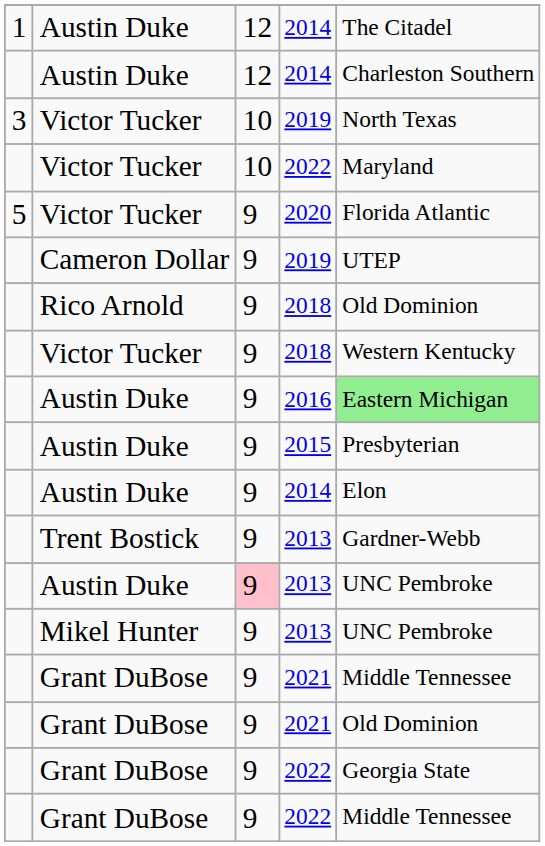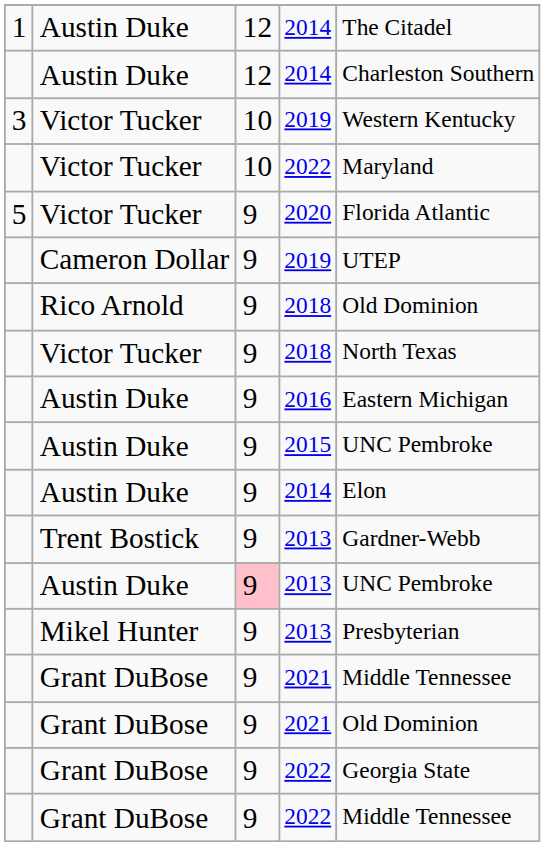(400, 120) North Texas -> (429, 120) Western Kentucky
(429, 352) Western Kentucky -> (400, 352) North Texas
(425, 399) lightgreen background -> (425, 399) no background
(401, 445) Presbyterian -> (417, 445) UNC Pembroke
(417, 631) UNC Pembroke -> (401, 631) Presbyterian
